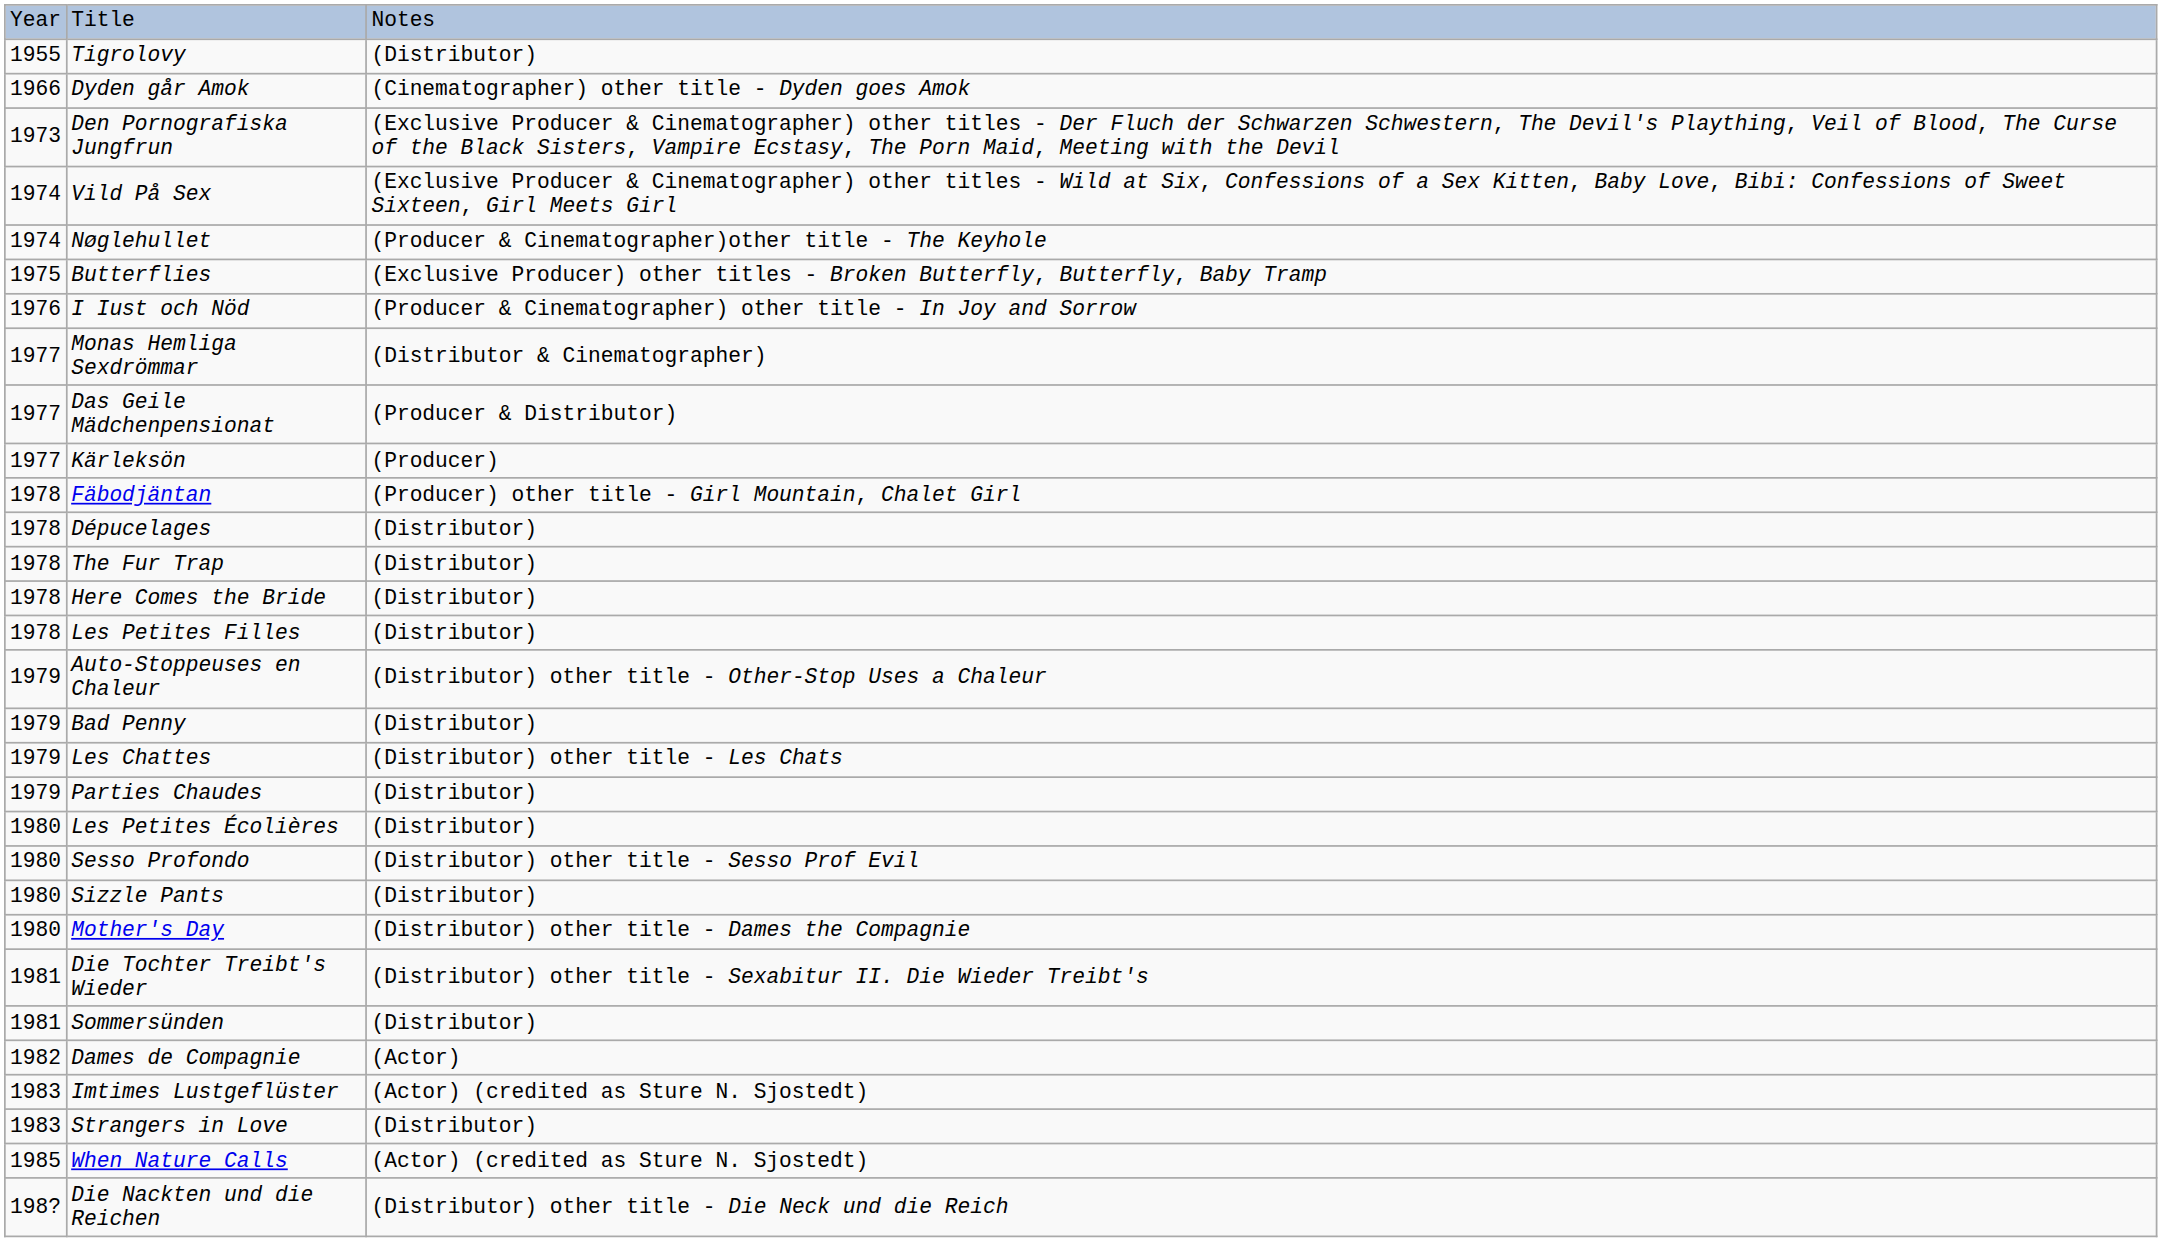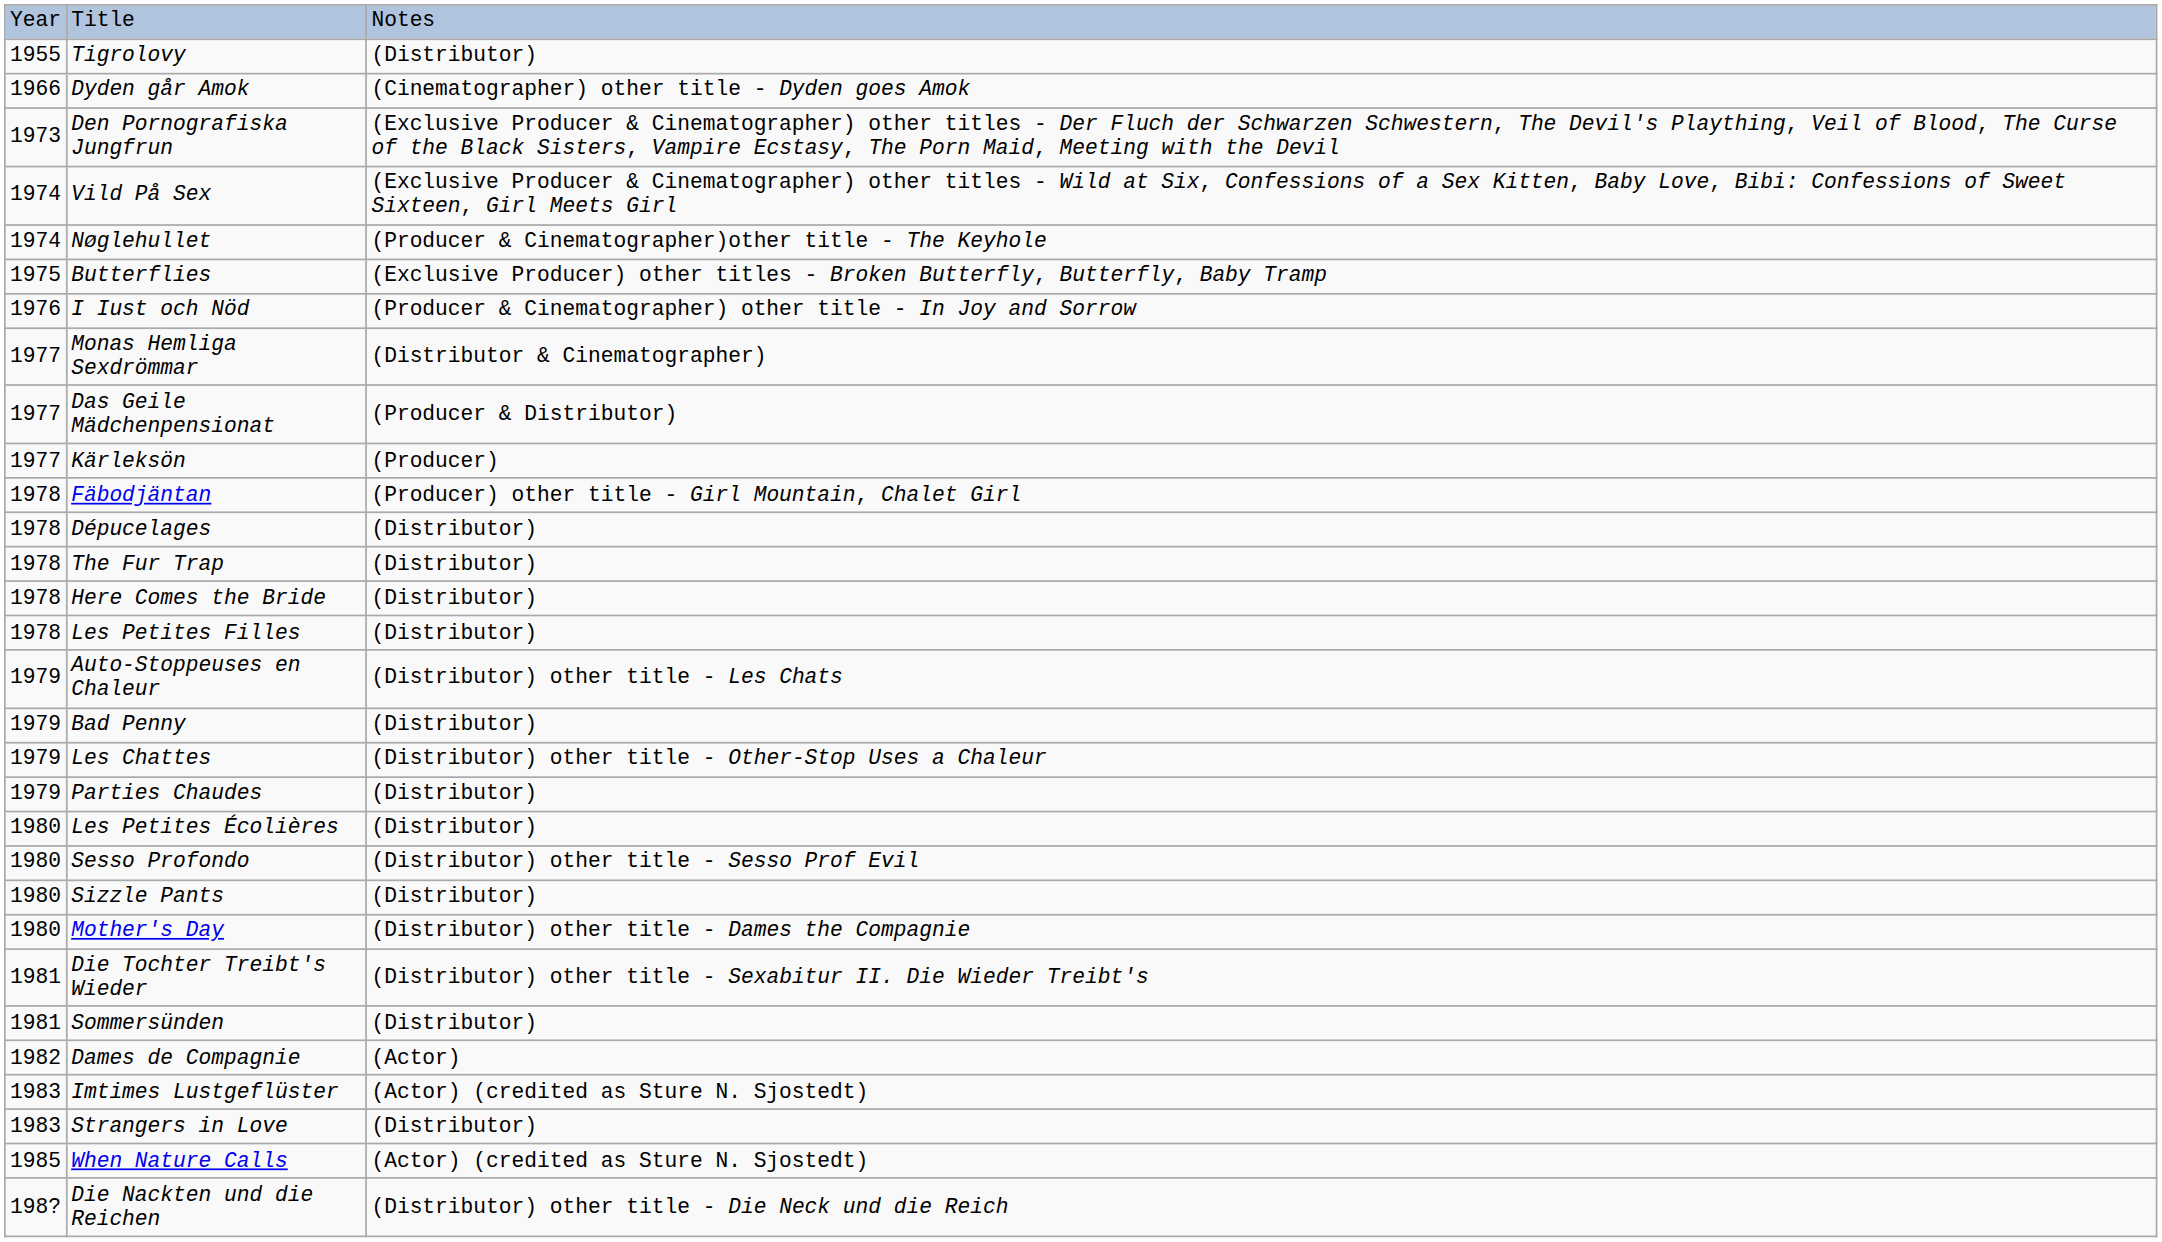(709, 679) (Distributor) other title - Other-Stop Uses a Chaleur -> (607, 679) (Distributor) other title - Les Chats
(607, 760) (Distributor) other title - Les Chats -> (709, 760) (Distributor) other title - Other-Stop Uses a Chaleur
